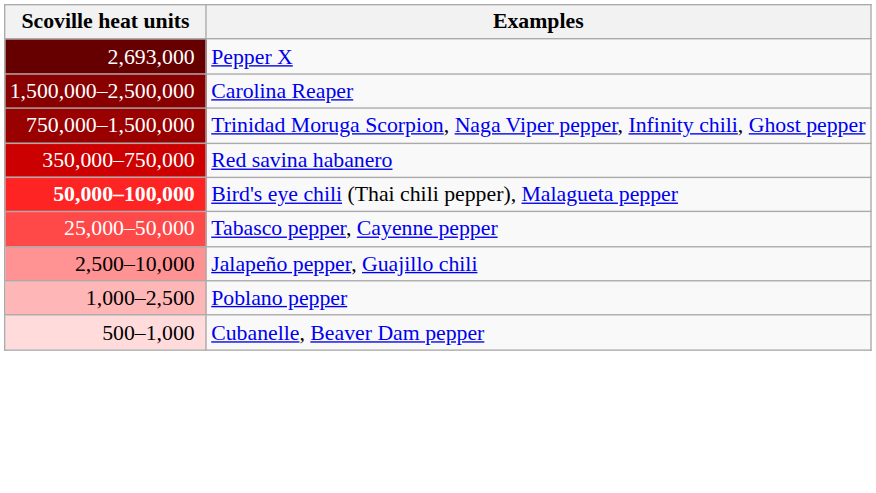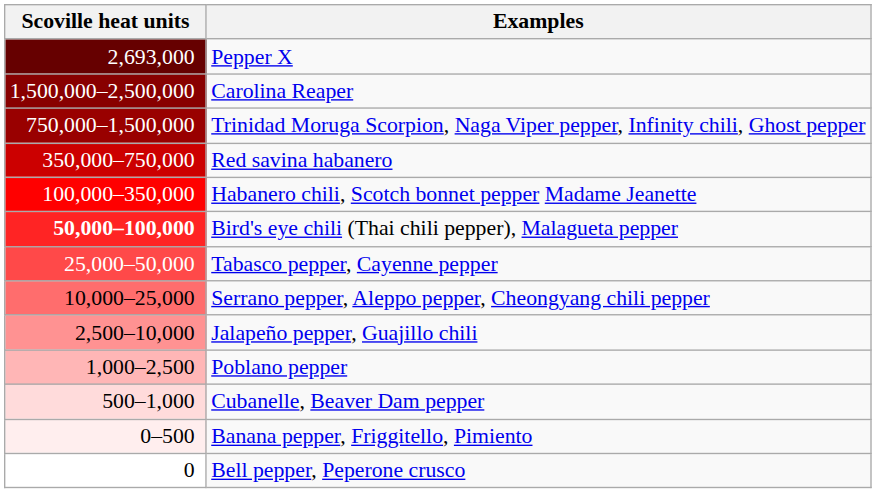+ row: (454, 194)
+ row: (461, 297)
+ row: (372, 435)
+ row: (338, 470)
